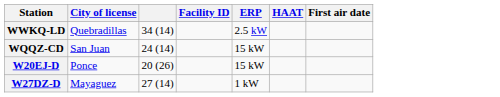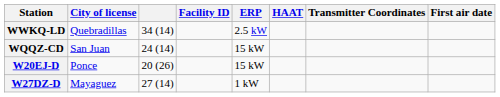+ column: (367, 13)
